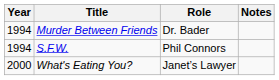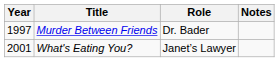(19, 30) 1994 -> (19, 30) 1997
- row: (52, 48)
(19, 65) 2000 -> (19, 48) 2001
